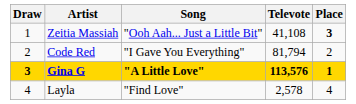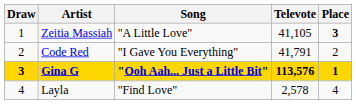(193, 33) "Ooh Aah... Just a Little Bit" -> (155, 33) "A Little Love"
(289, 33) 41,108 -> (295, 33) 41,105
(289, 52) 81,794 -> (295, 52) 41,791
(164, 71) "A Little Love" -> (193, 71) "Ooh Aah... Just a Little Bit"
